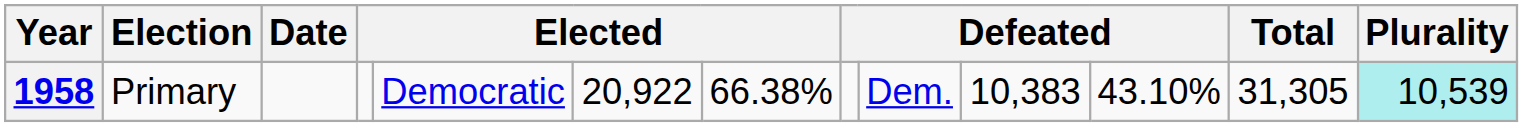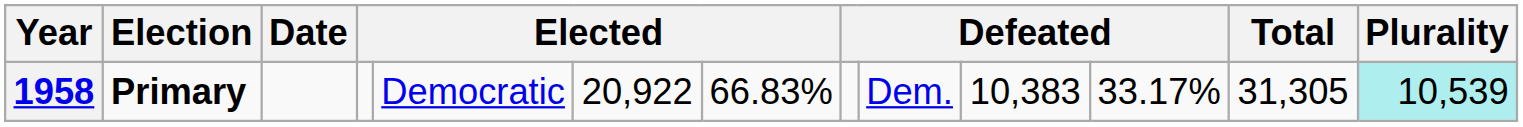(174, 90) normal -> (179, 90) bold
(771, 90) 66.38% -> (771, 90) 66.83%
(1159, 90) 43.10% -> (1159, 90) 33.17%
